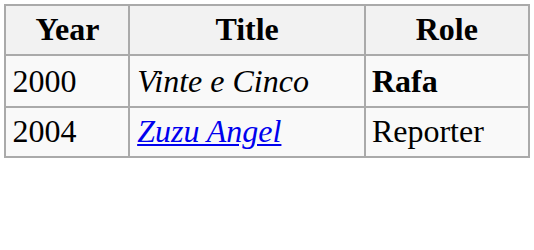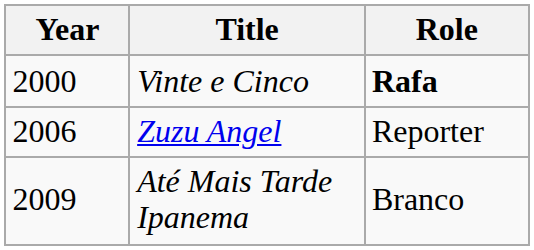(44, 131) 2004 -> (44, 131) 2006
+ row: (235, 200)
